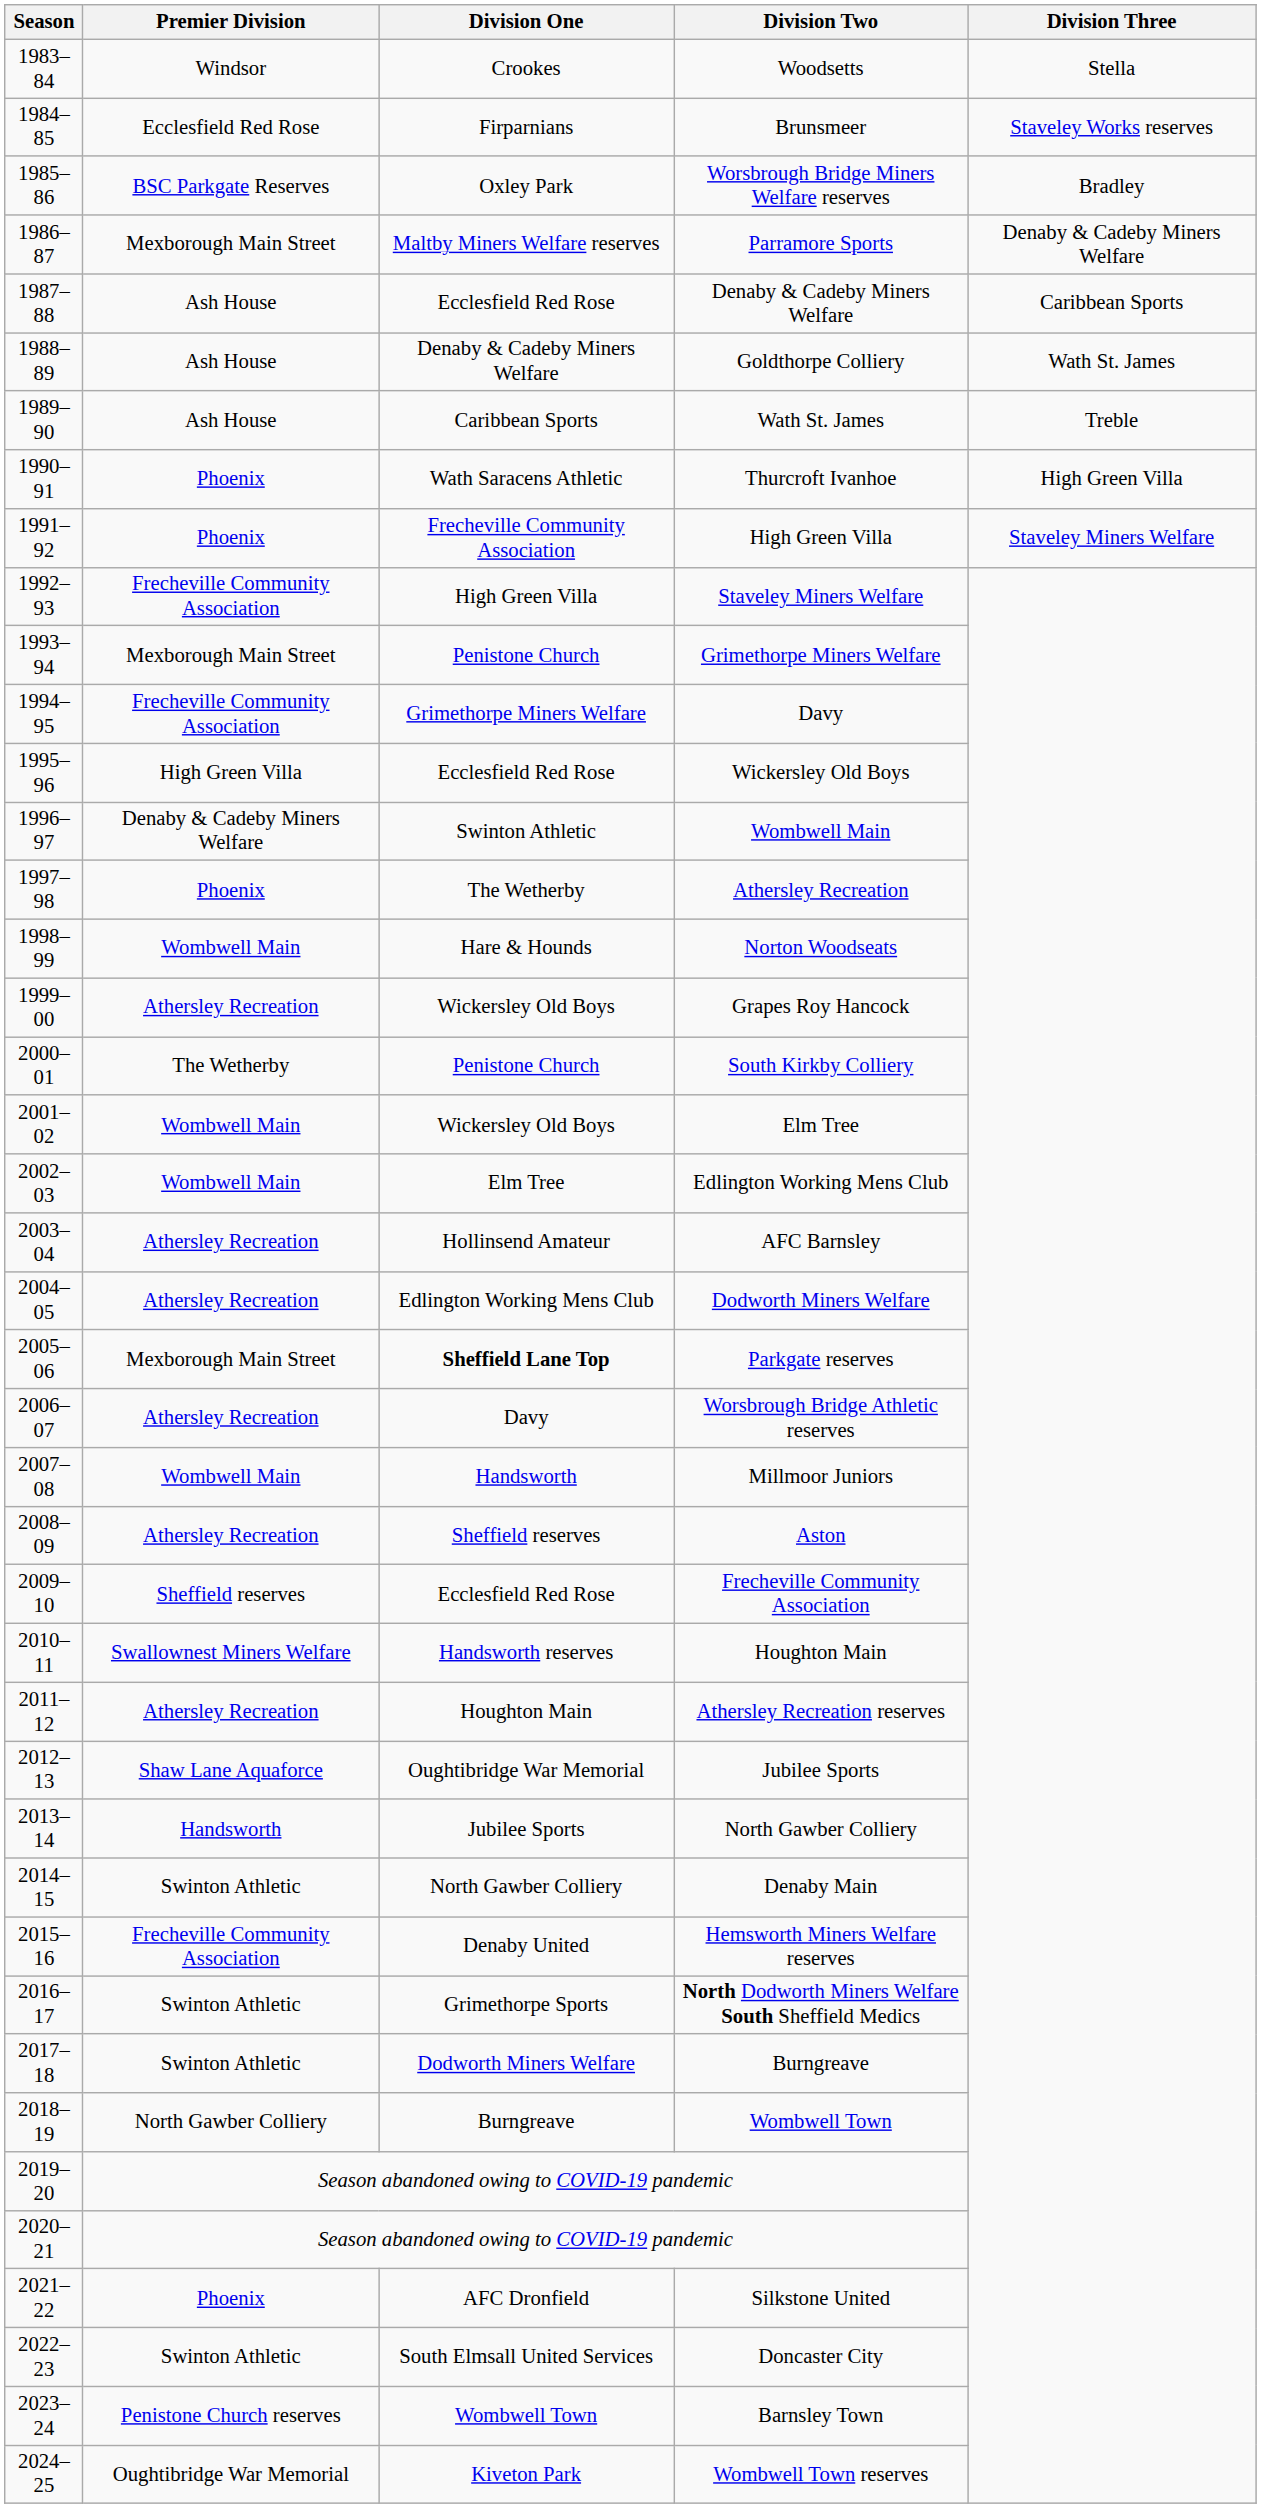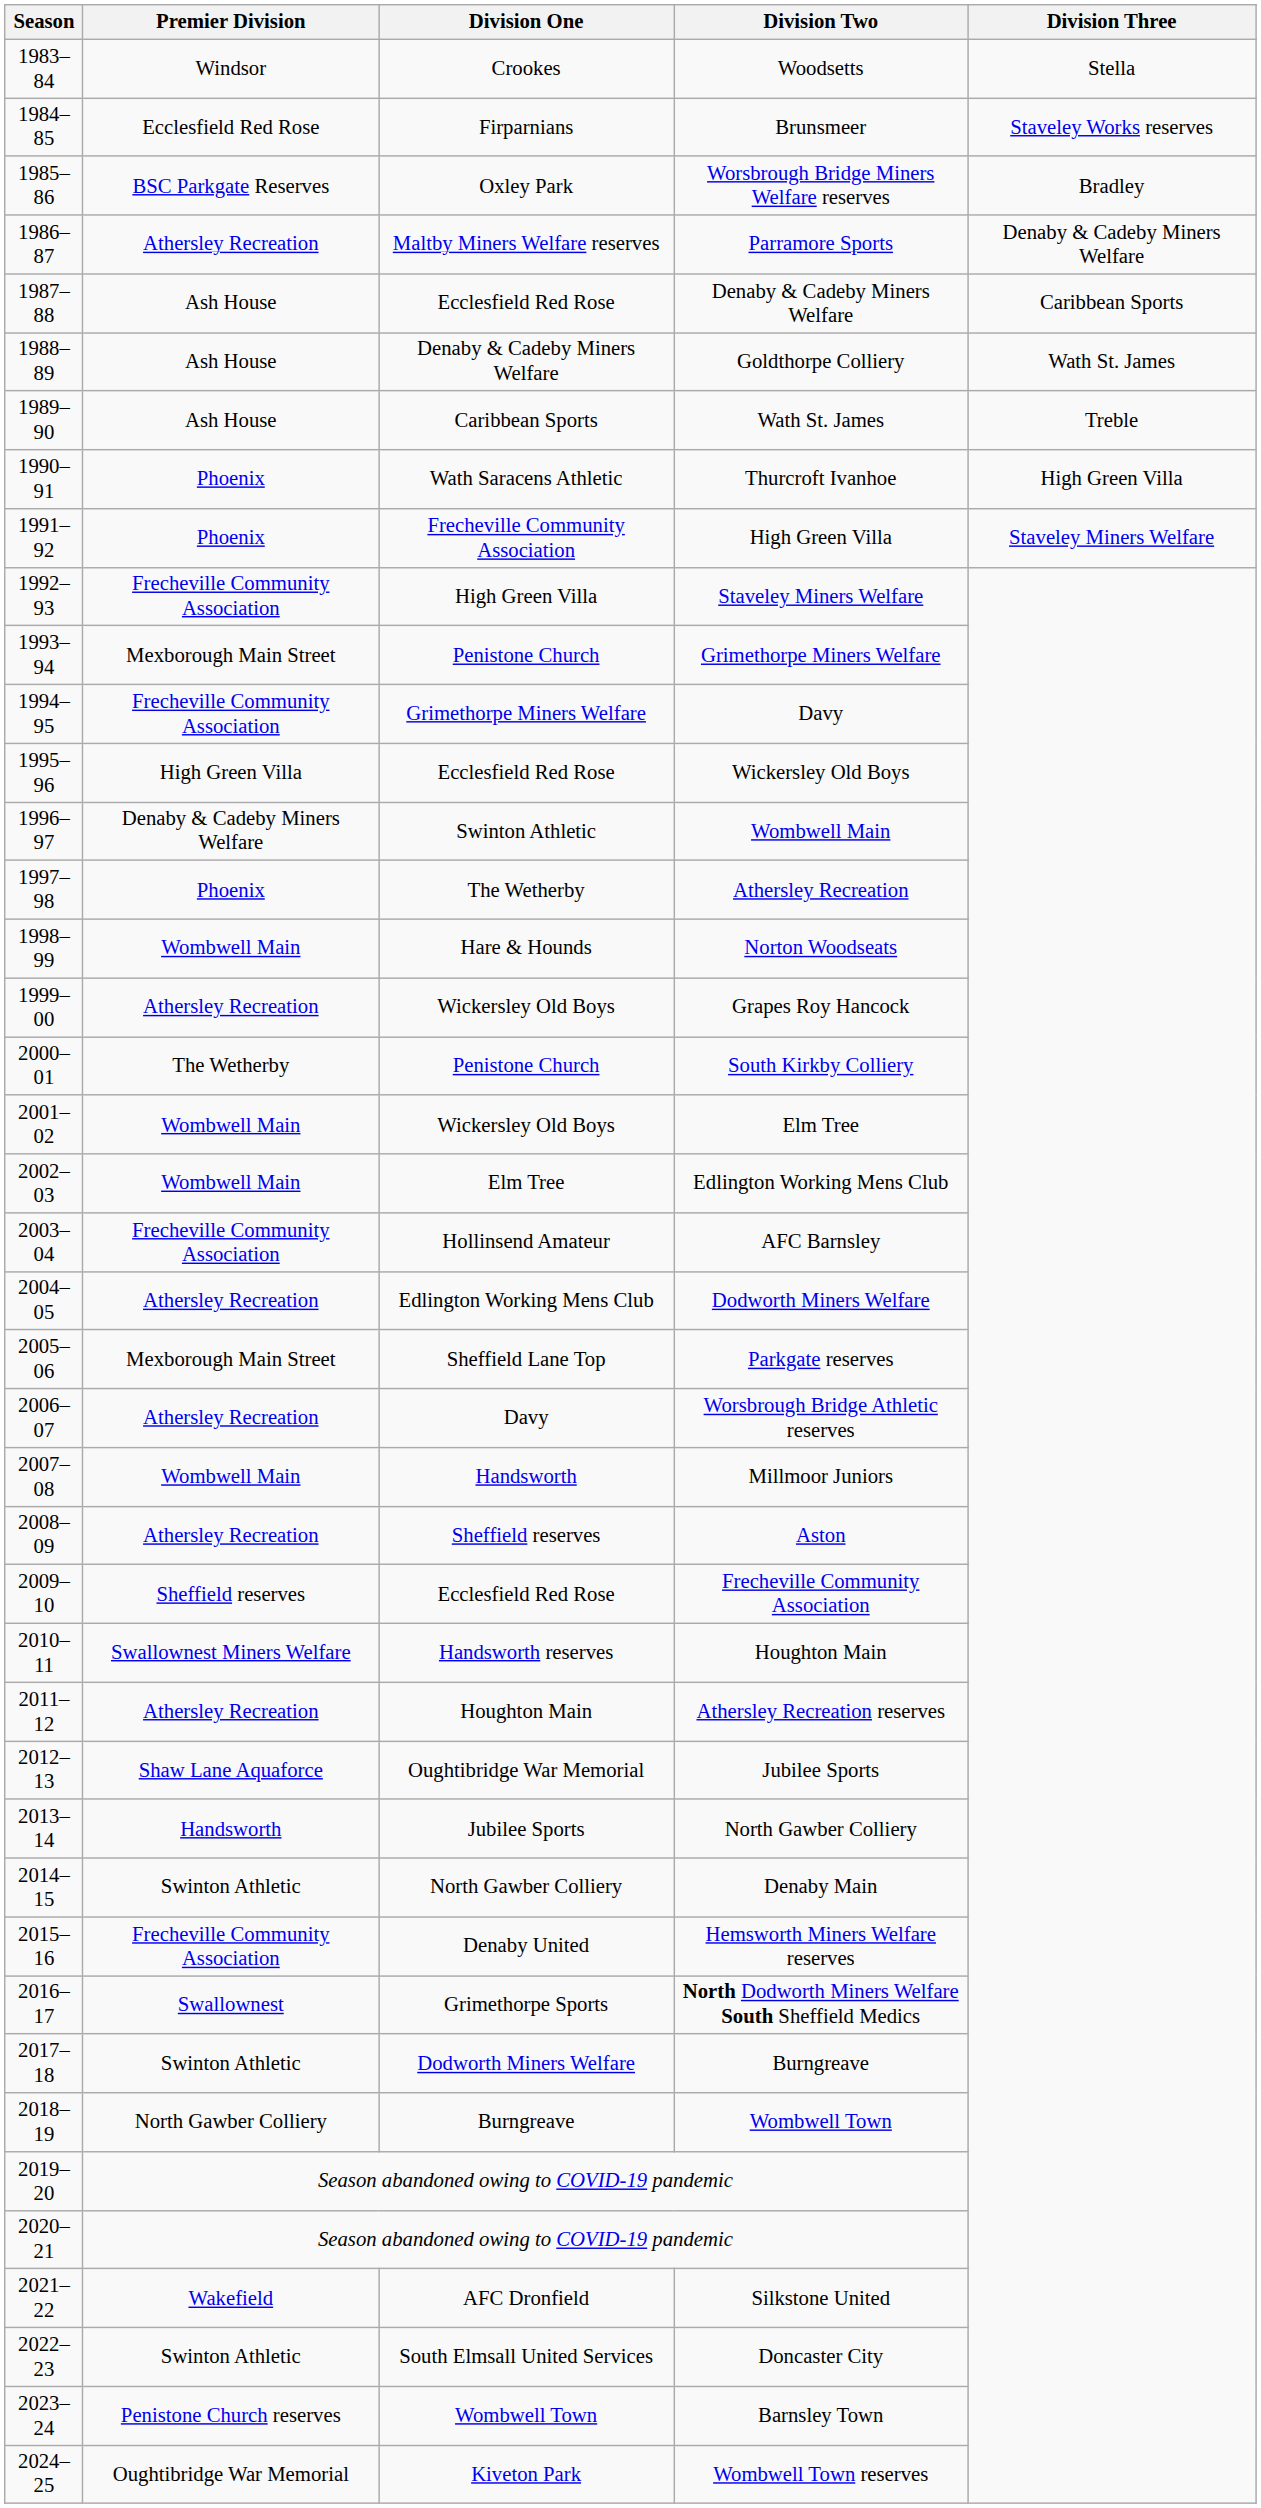(231, 244) Mexborough Main Street -> (231, 244) Athersley Recreation
(231, 1242) Athersley Recreation -> (231, 1242) Frecheville Community Association
(526, 1359) bold -> (526, 1359) normal
(231, 2004) Swinton Athletic -> (231, 2004) Swallownest
(231, 2298) Phoenix -> (231, 2298) Wakefield
